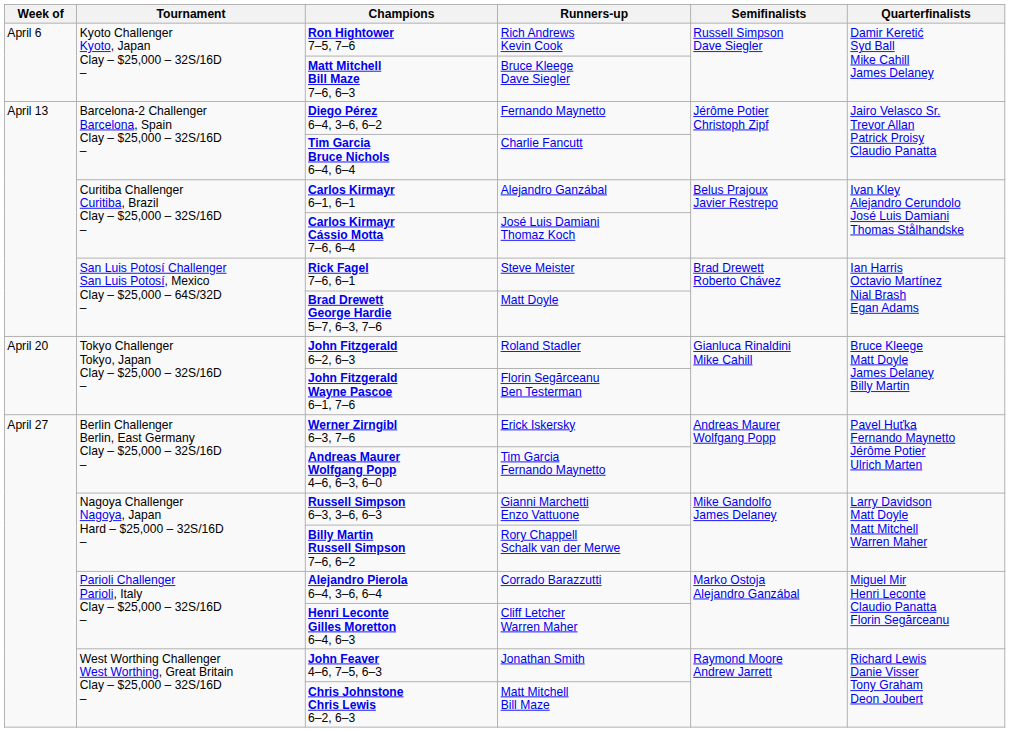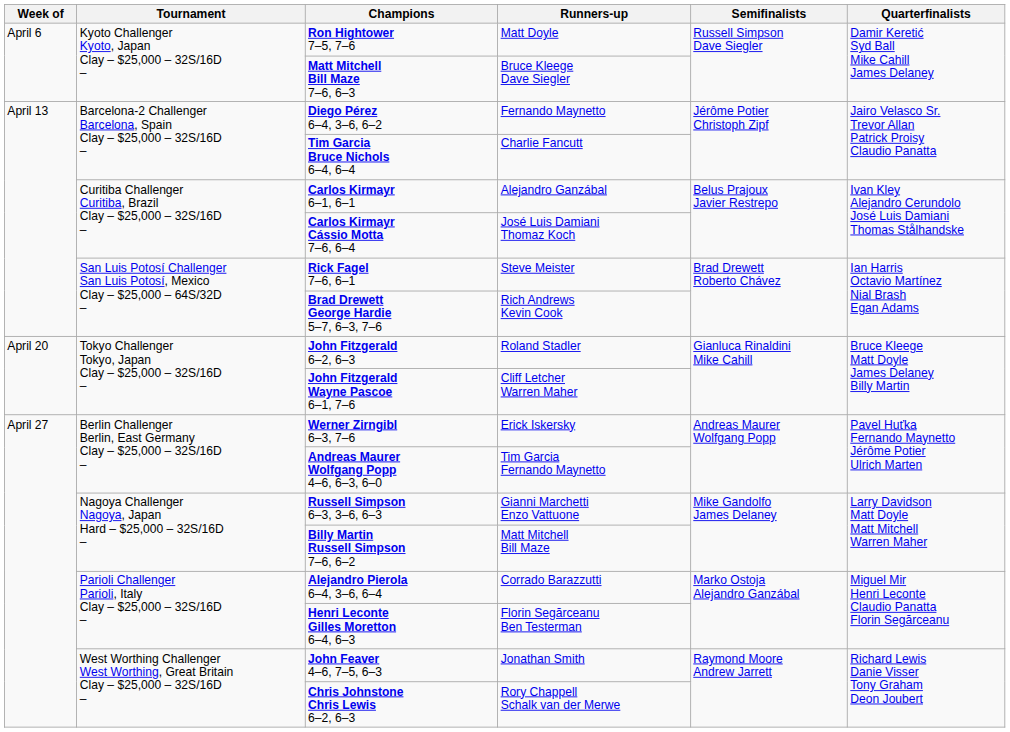(538, 39) Rich Andrews Kevin Cook -> (530, 33) Matt Doyle
(530, 300) Matt Doyle -> (538, 306) Rich Andrews Kevin Cook
(550, 385) Florin Segărceanu Ben Testerman -> (539, 385) Cliff Letcher Warren Maher
(560, 541) Rory Chappell Schalk van der Merwe -> (535, 541) Matt Mitchell Bill Maze
(539, 619) Cliff Letcher Warren Maher -> (550, 619) Florin Segărceanu Ben Testerman
(535, 697) Matt Mitchell Bill Maze -> (560, 697) Rory Chappell Schalk van der Merwe
